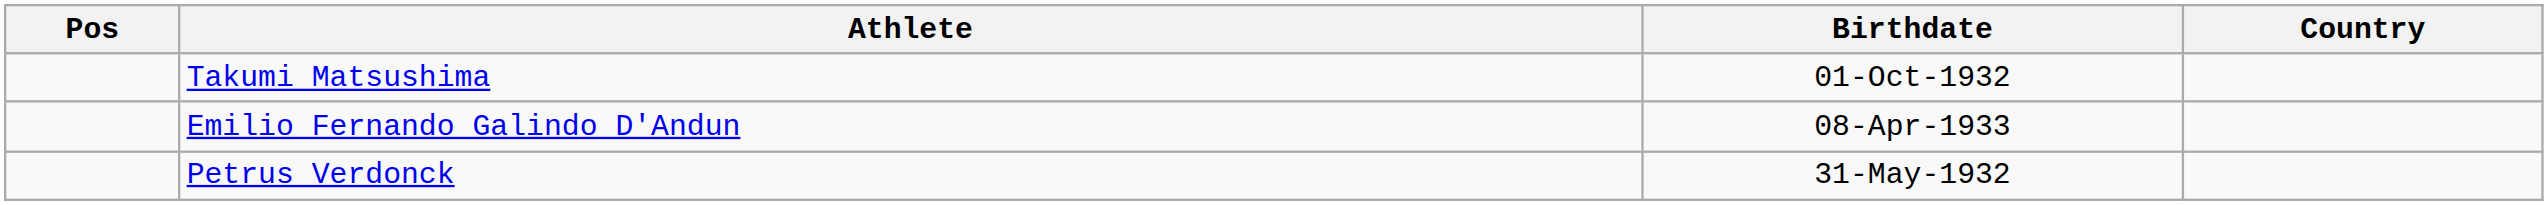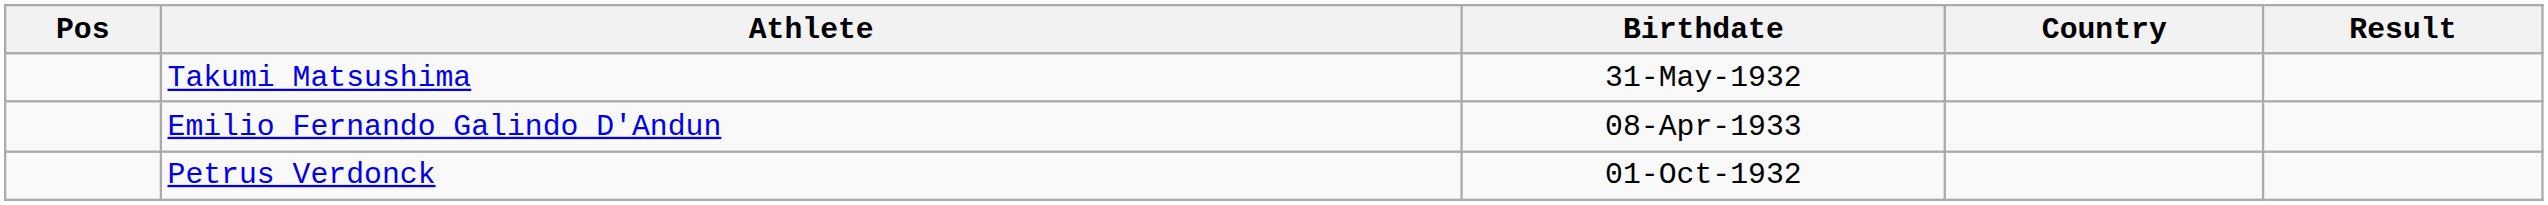+ column: (2403, 29)
(1912, 78) 01-Oct-1932 -> (1703, 78) 31-May-1932
(1912, 175) 31-May-1932 -> (1703, 175) 01-Oct-1932
